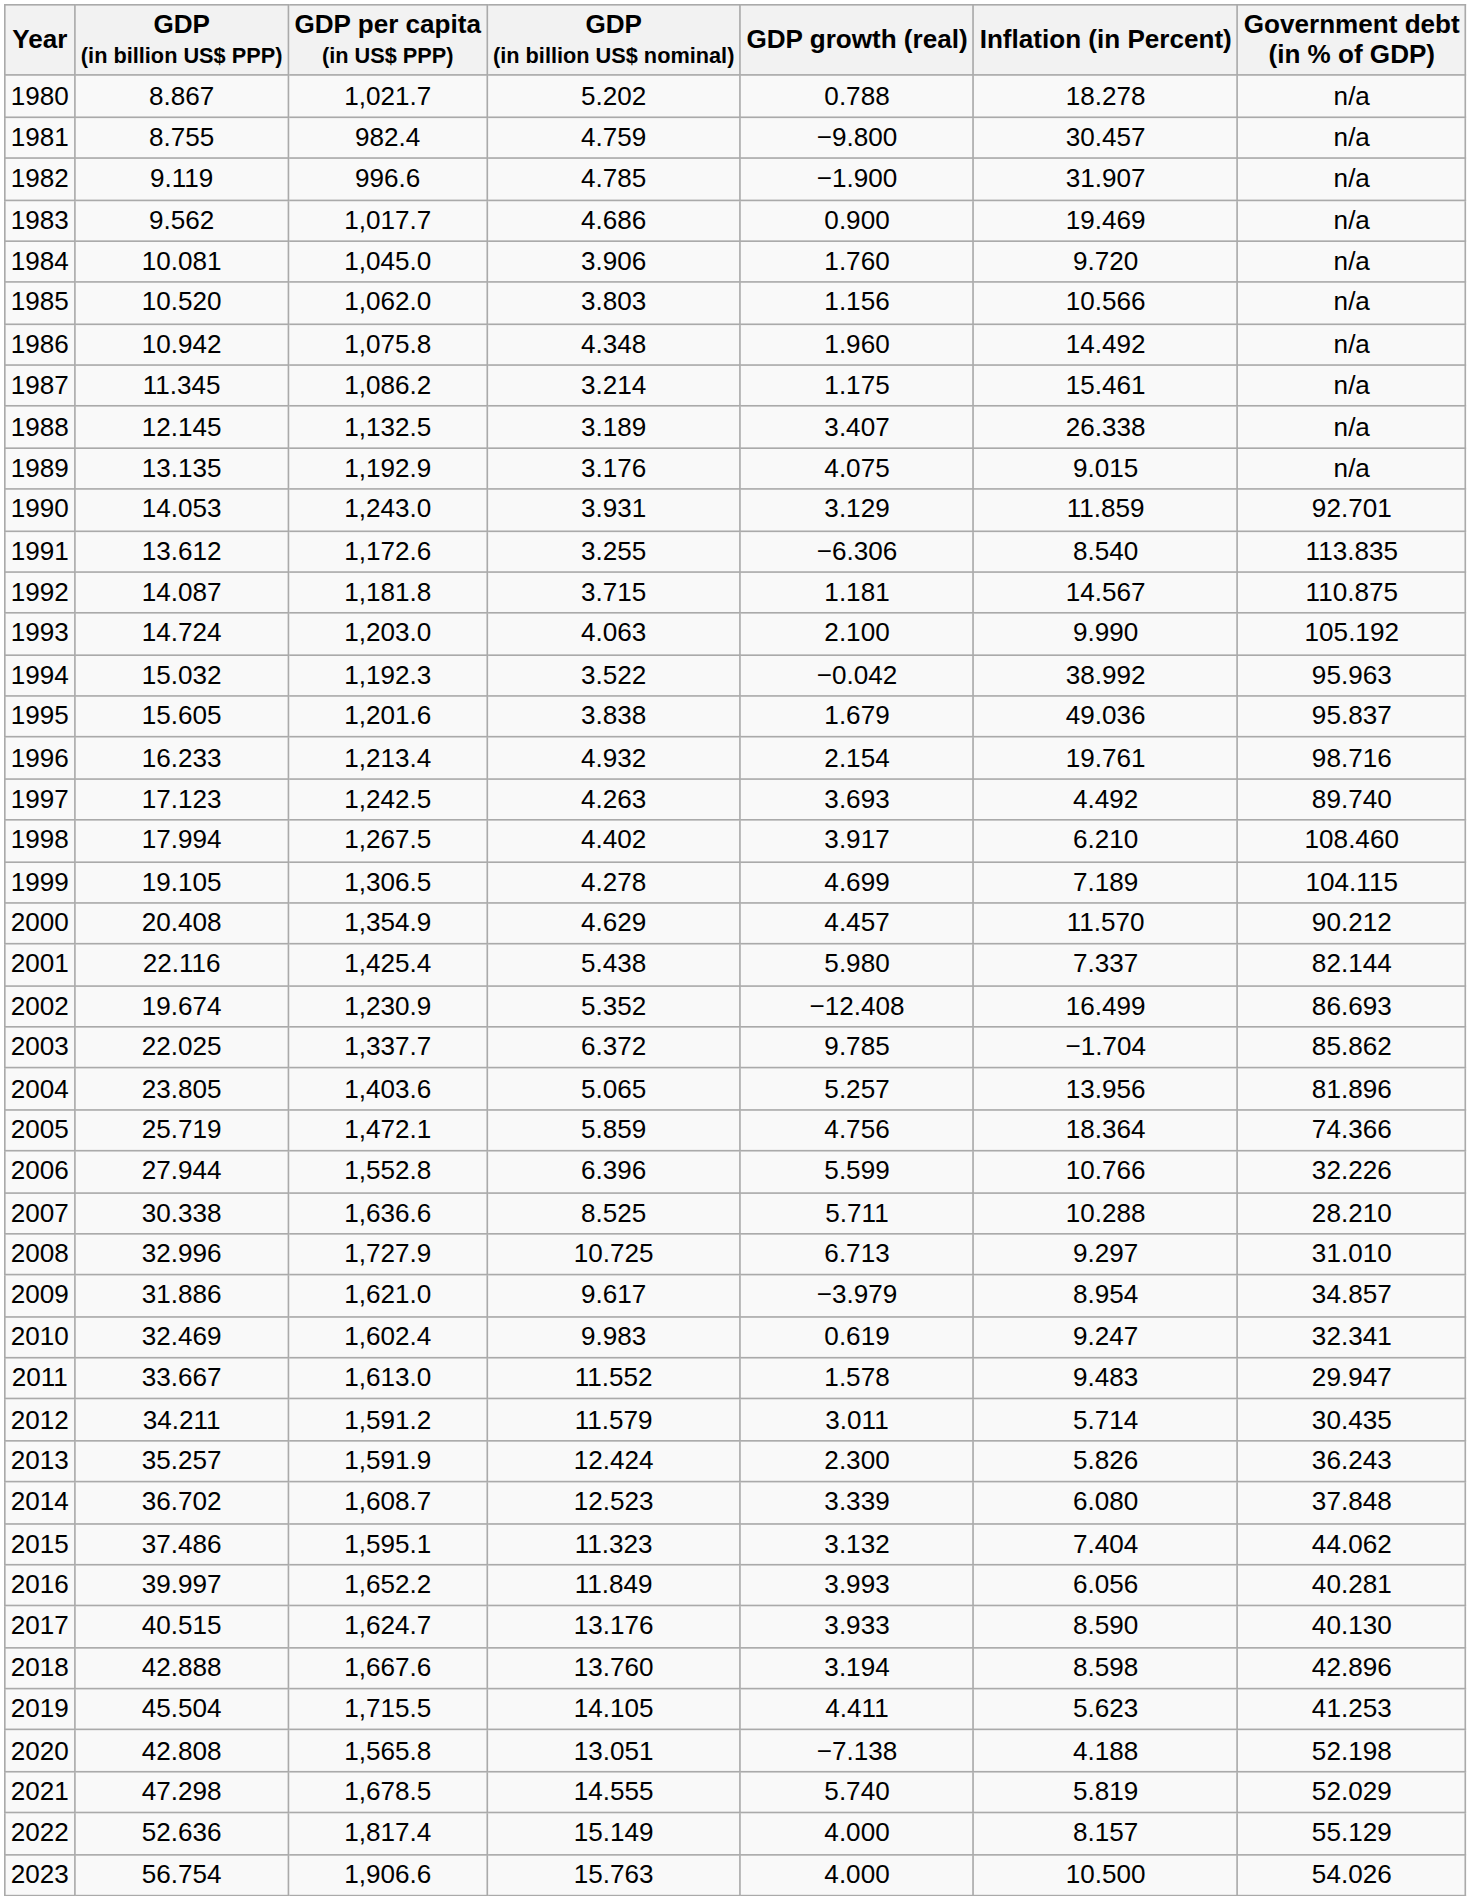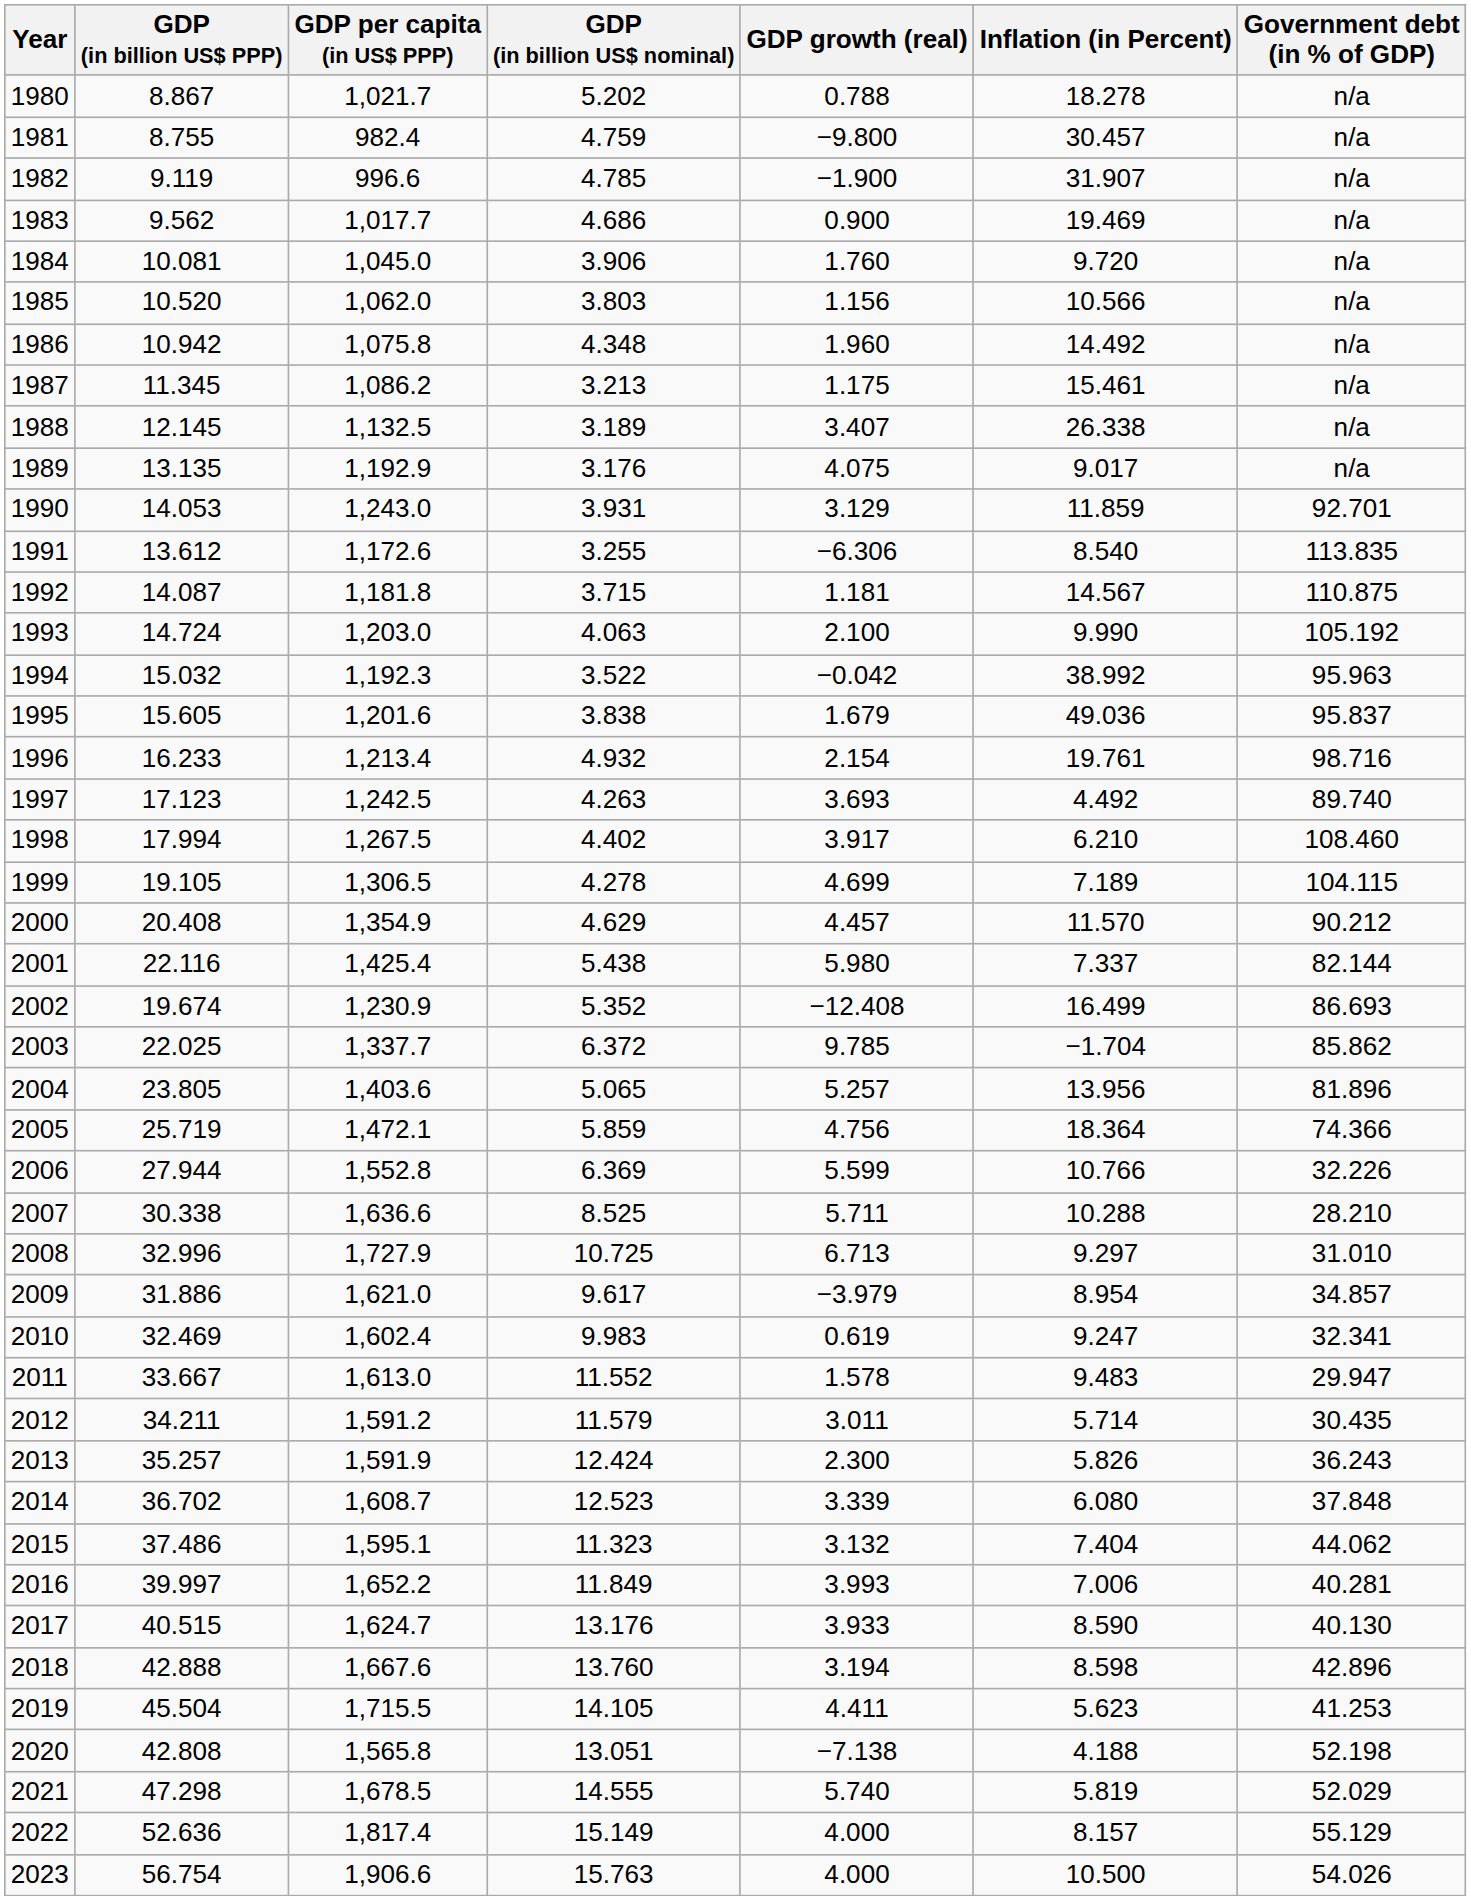(614, 385) 3.214 -> (614, 385) 3.213
(1106, 468) 9.015 -> (1106, 468) 9.017
(614, 1171) 6.396 -> (614, 1171) 6.369
(1106, 1584) 6.056 -> (1106, 1584) 7.006
